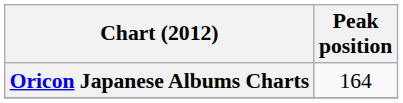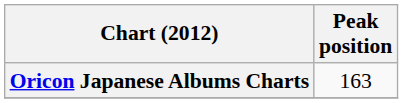(356, 80) 164 -> (356, 80) 163
